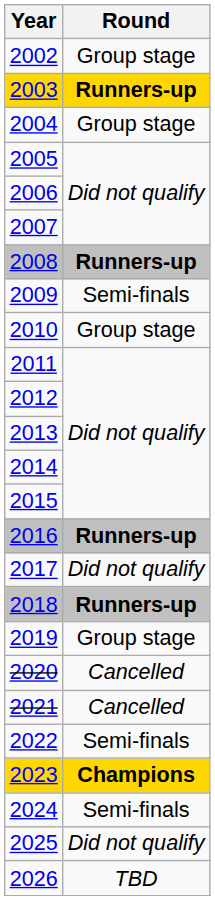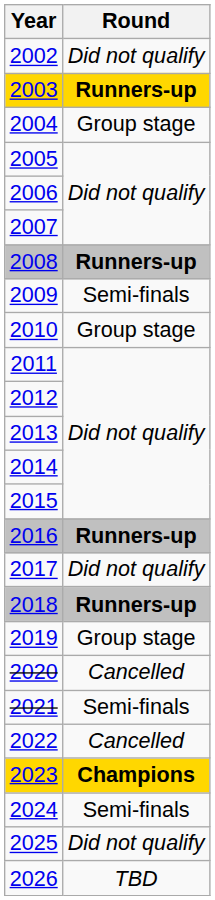(136, 55) Group stage -> (136, 55) Did not qualify
(136, 706) Cancelled -> (136, 706) Semi-finals
(136, 741) Semi-finals -> (136, 741) Cancelled
